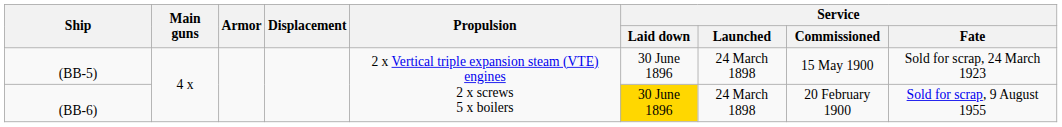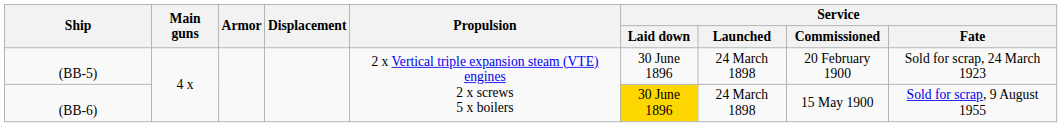(837, 66) 15 May 1900 -> (837, 66) 20 February 1900
(837, 102) 20 February 1900 -> (837, 102) 15 May 1900
